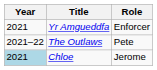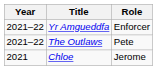(17, 27) 2021 -> (25, 27) 2021–22
(17, 57) lightblue background -> (17, 57) no background
